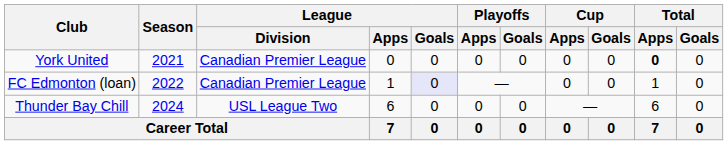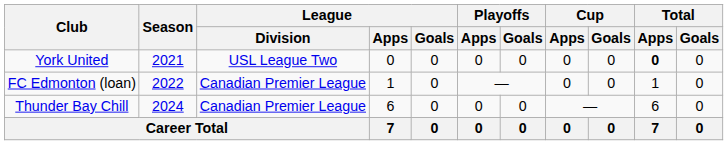(283, 60) Canadian Premier League -> (283, 60) USL League Two
(435, 83) lavender background -> (435, 83) no background
(283, 106) USL League Two -> (283, 106) Canadian Premier League
